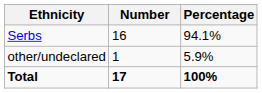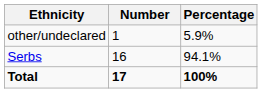rows swapped: (25, 35) <-> (57, 56)
